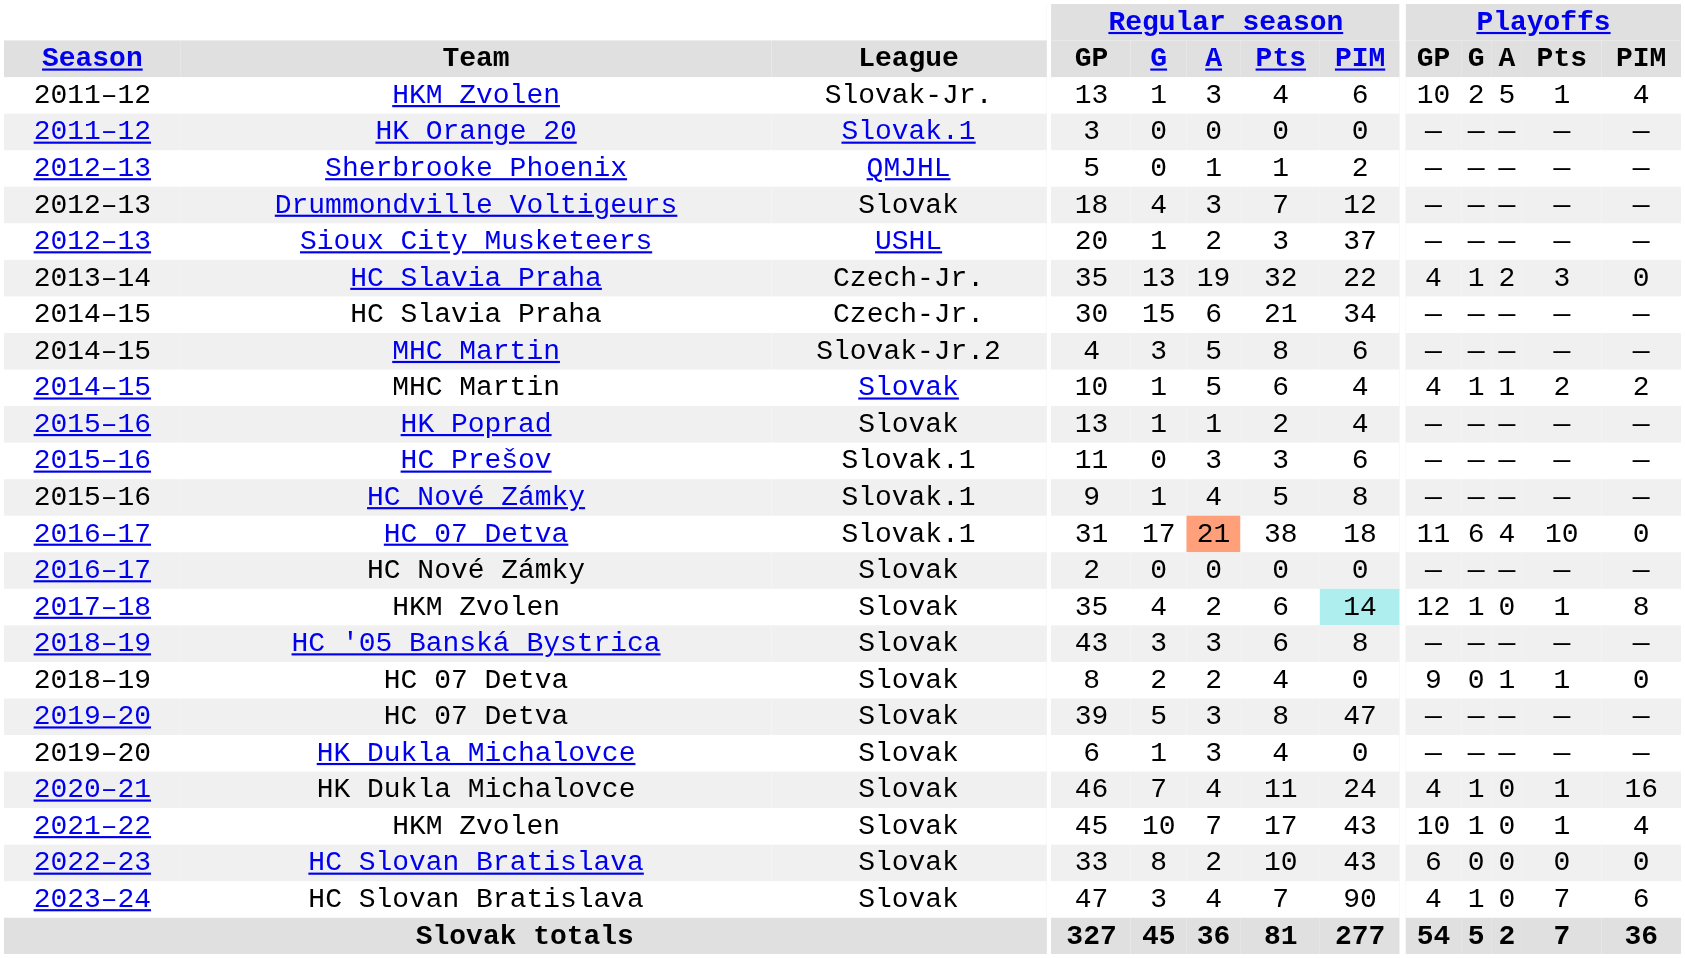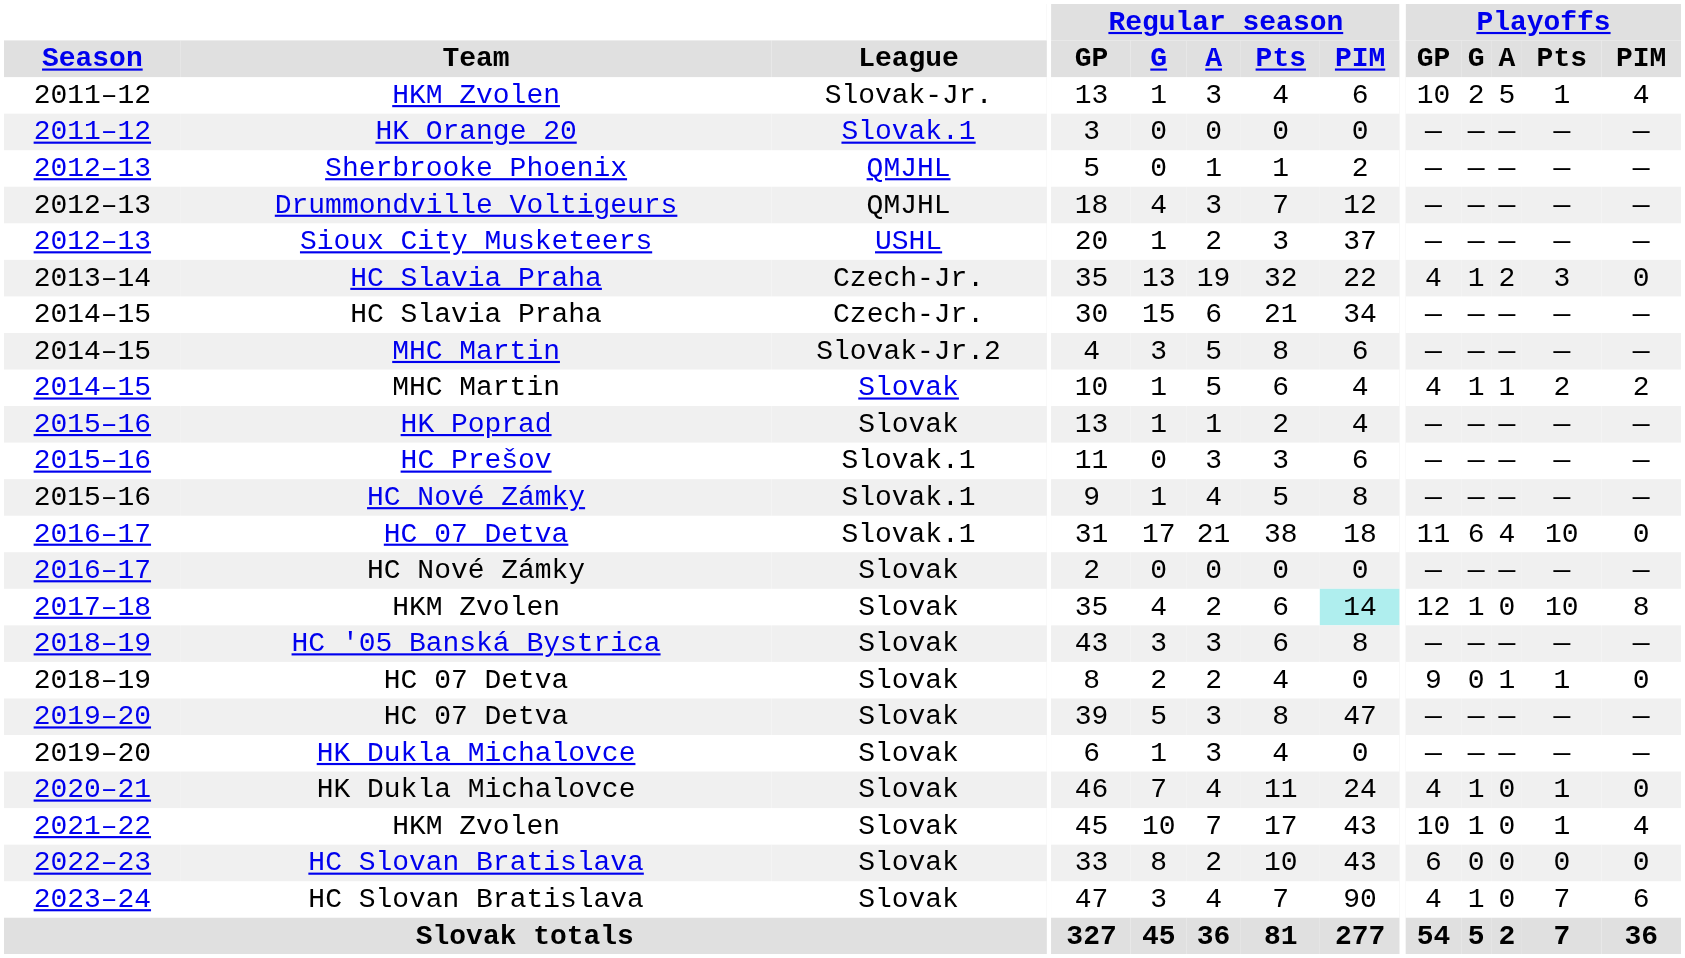(909, 205) Slovak -> (909, 205) QMJHL
(1214, 534) lightsalmon background -> (1214, 534) no background
(1562, 607) 1 -> (1562, 607) 10
(1641, 790) 16 -> (1641, 790) 0
